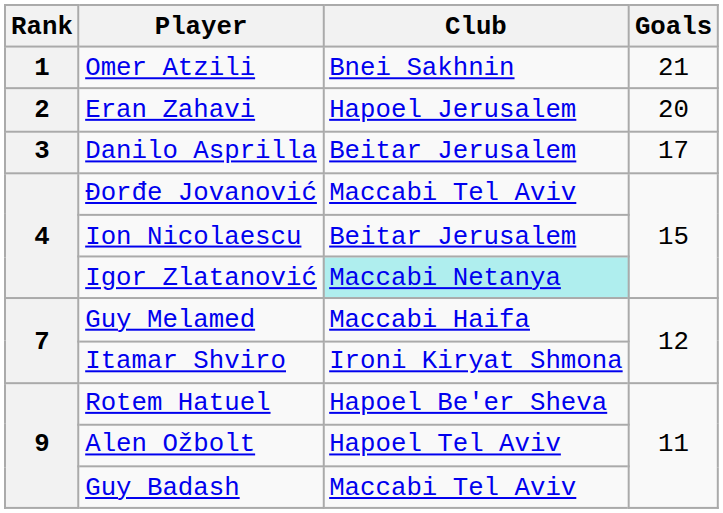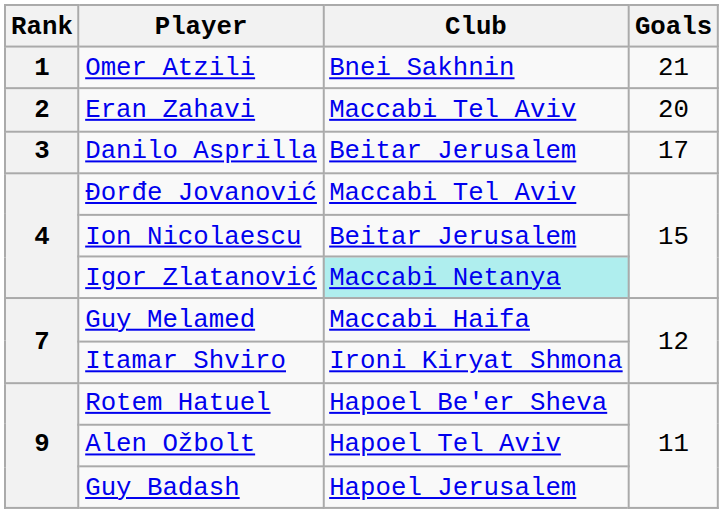(453, 110) Hapoel Jerusalem -> (453, 110) Maccabi Tel Aviv
(453, 487) Maccabi Tel Aviv -> (453, 487) Hapoel Jerusalem
